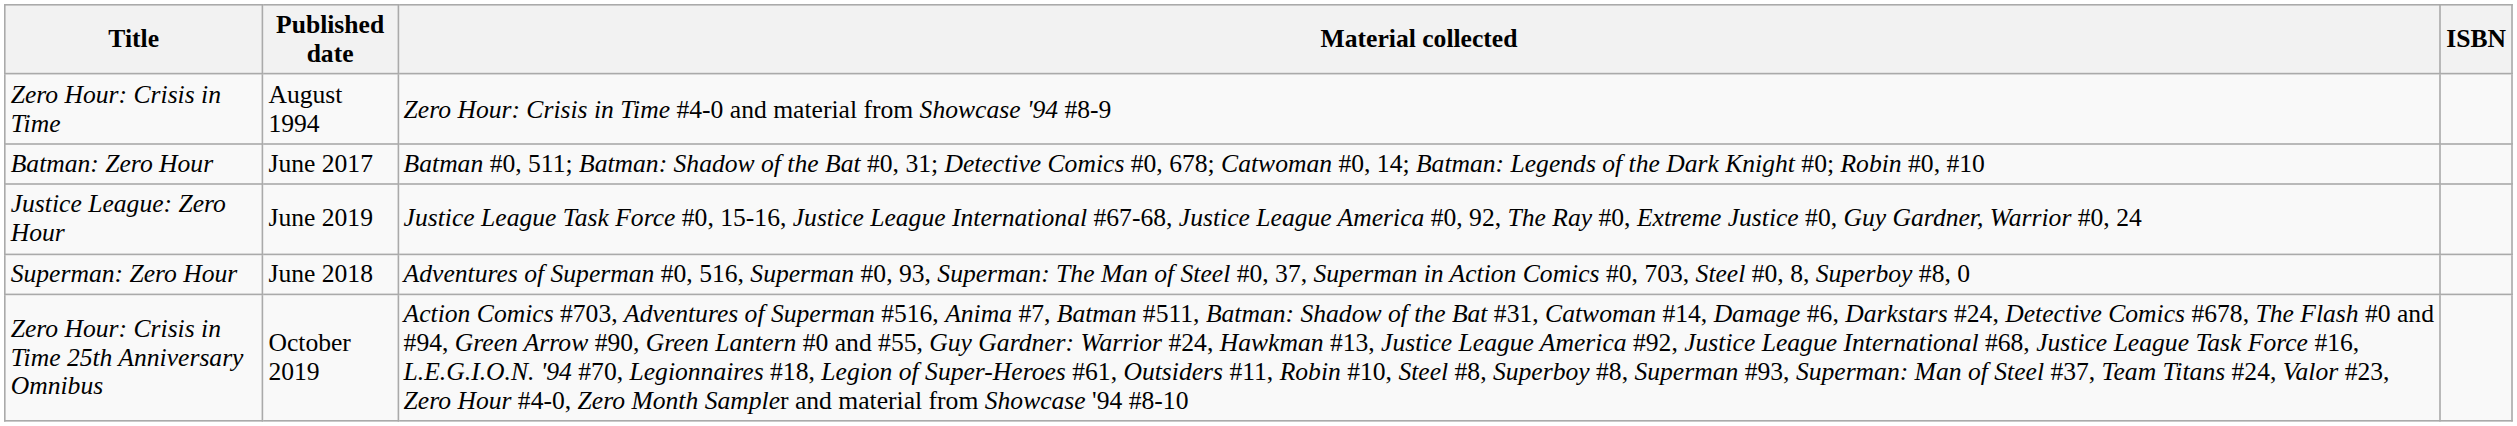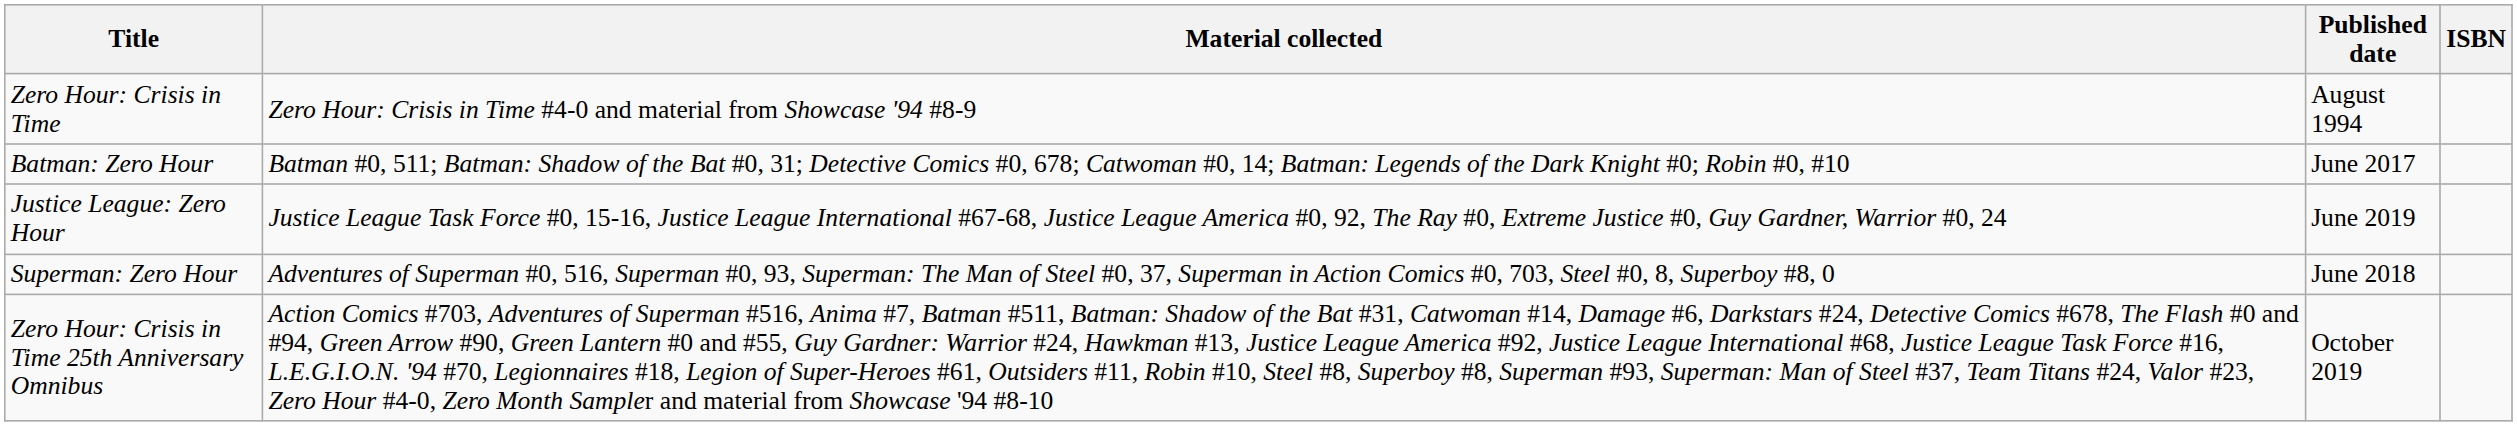columns swapped: (1419, 39) <-> (330, 39)
